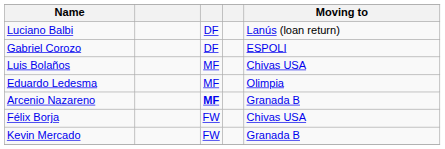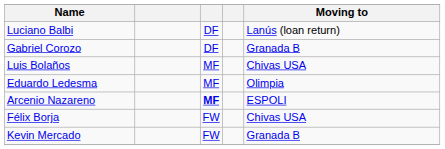(267, 48) ESPOLI -> (273, 48) Granada B
(273, 100) Granada B -> (267, 100) ESPOLI
